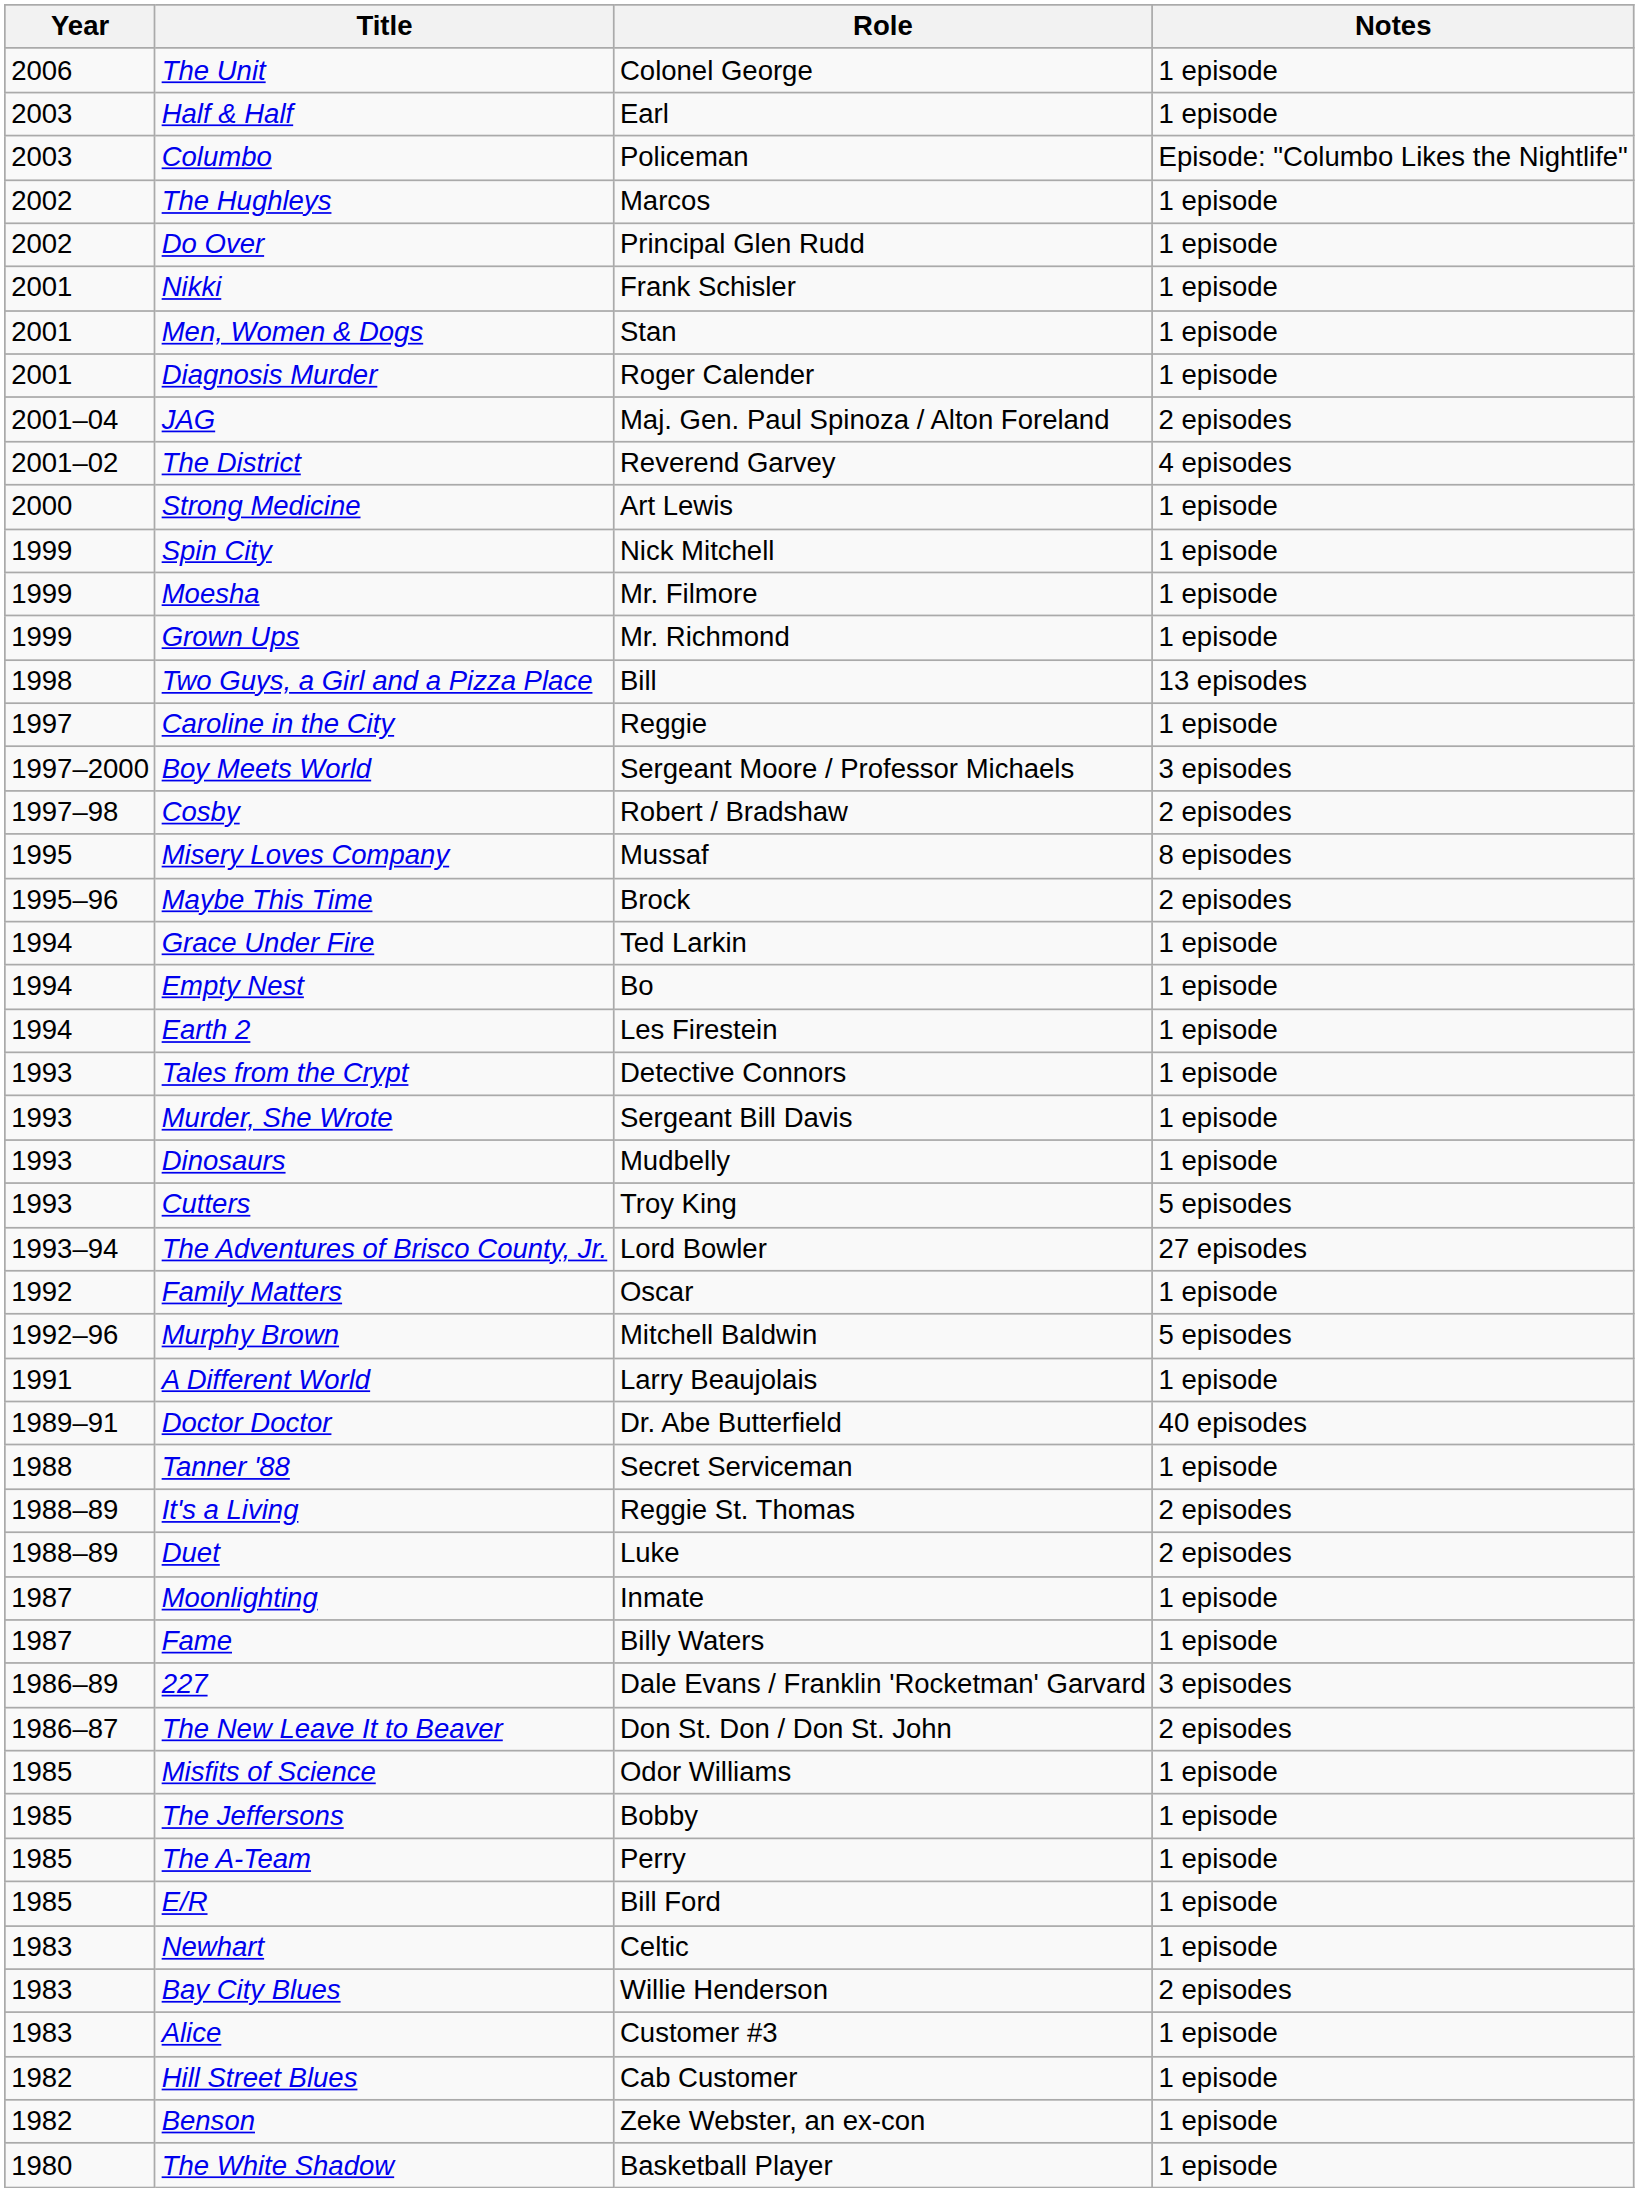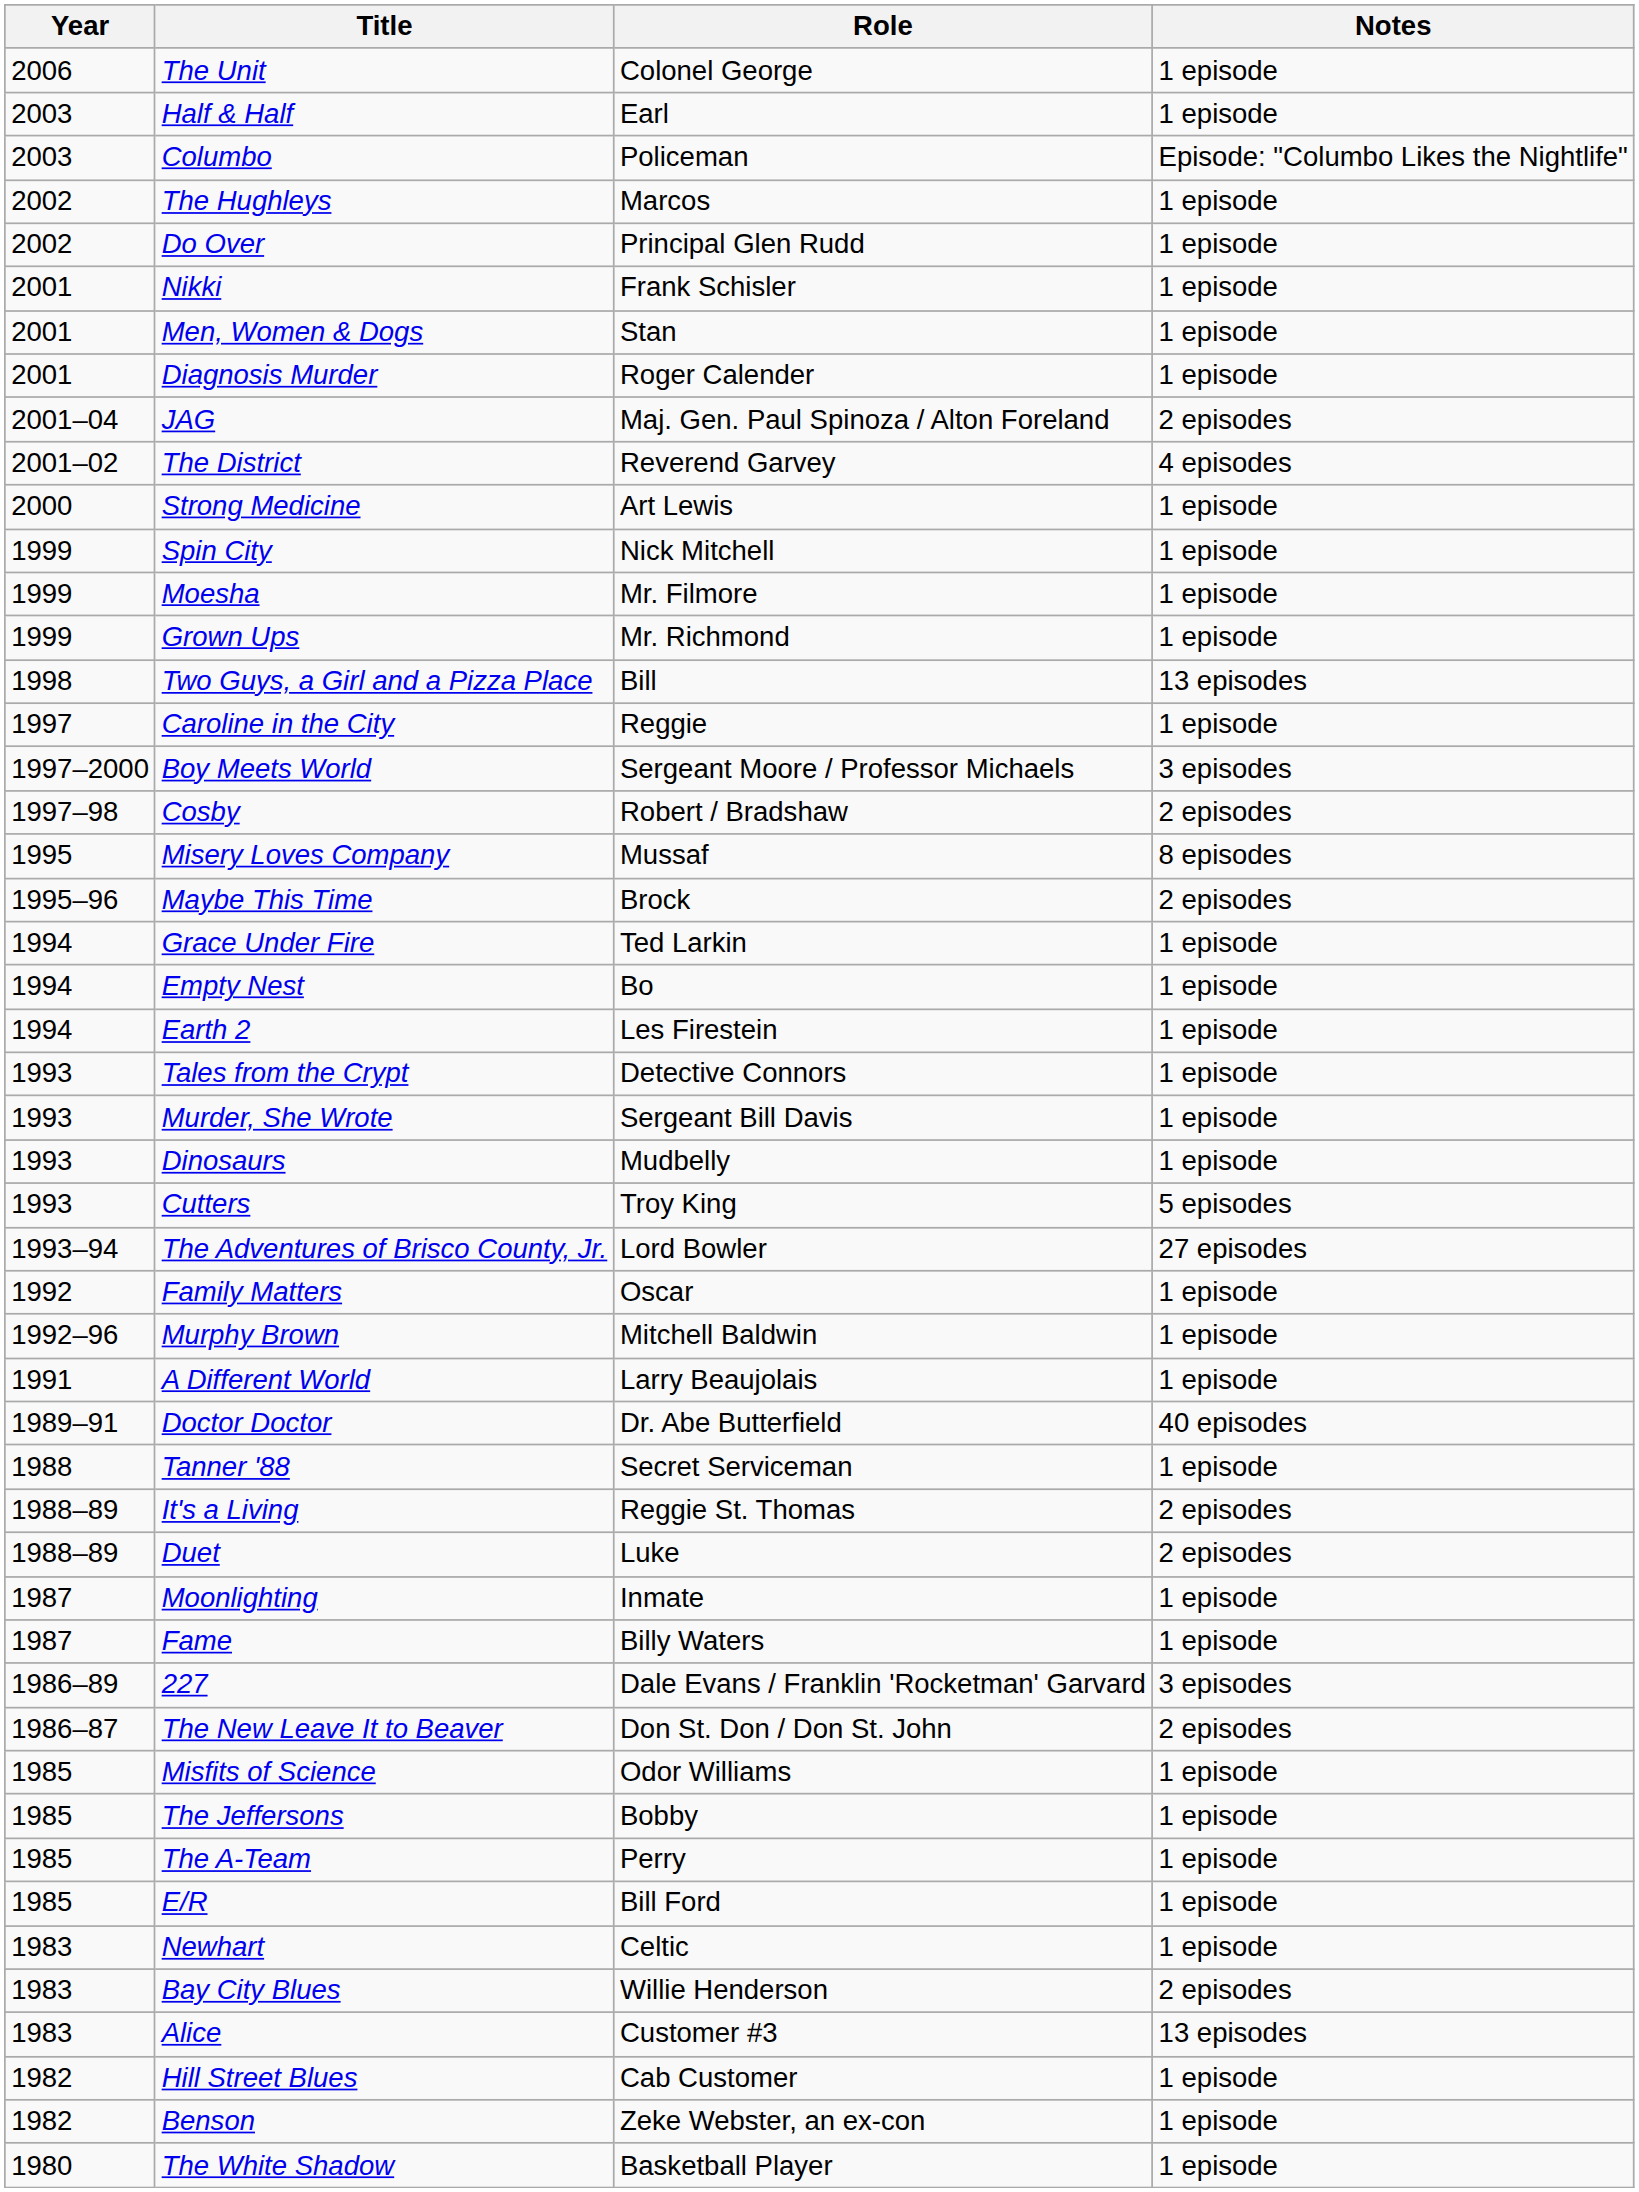(1225, 1335) 5 episodes -> (1218, 1335) 1 episode
(1218, 2033) 1 episode -> (1233, 2033) 13 episodes
